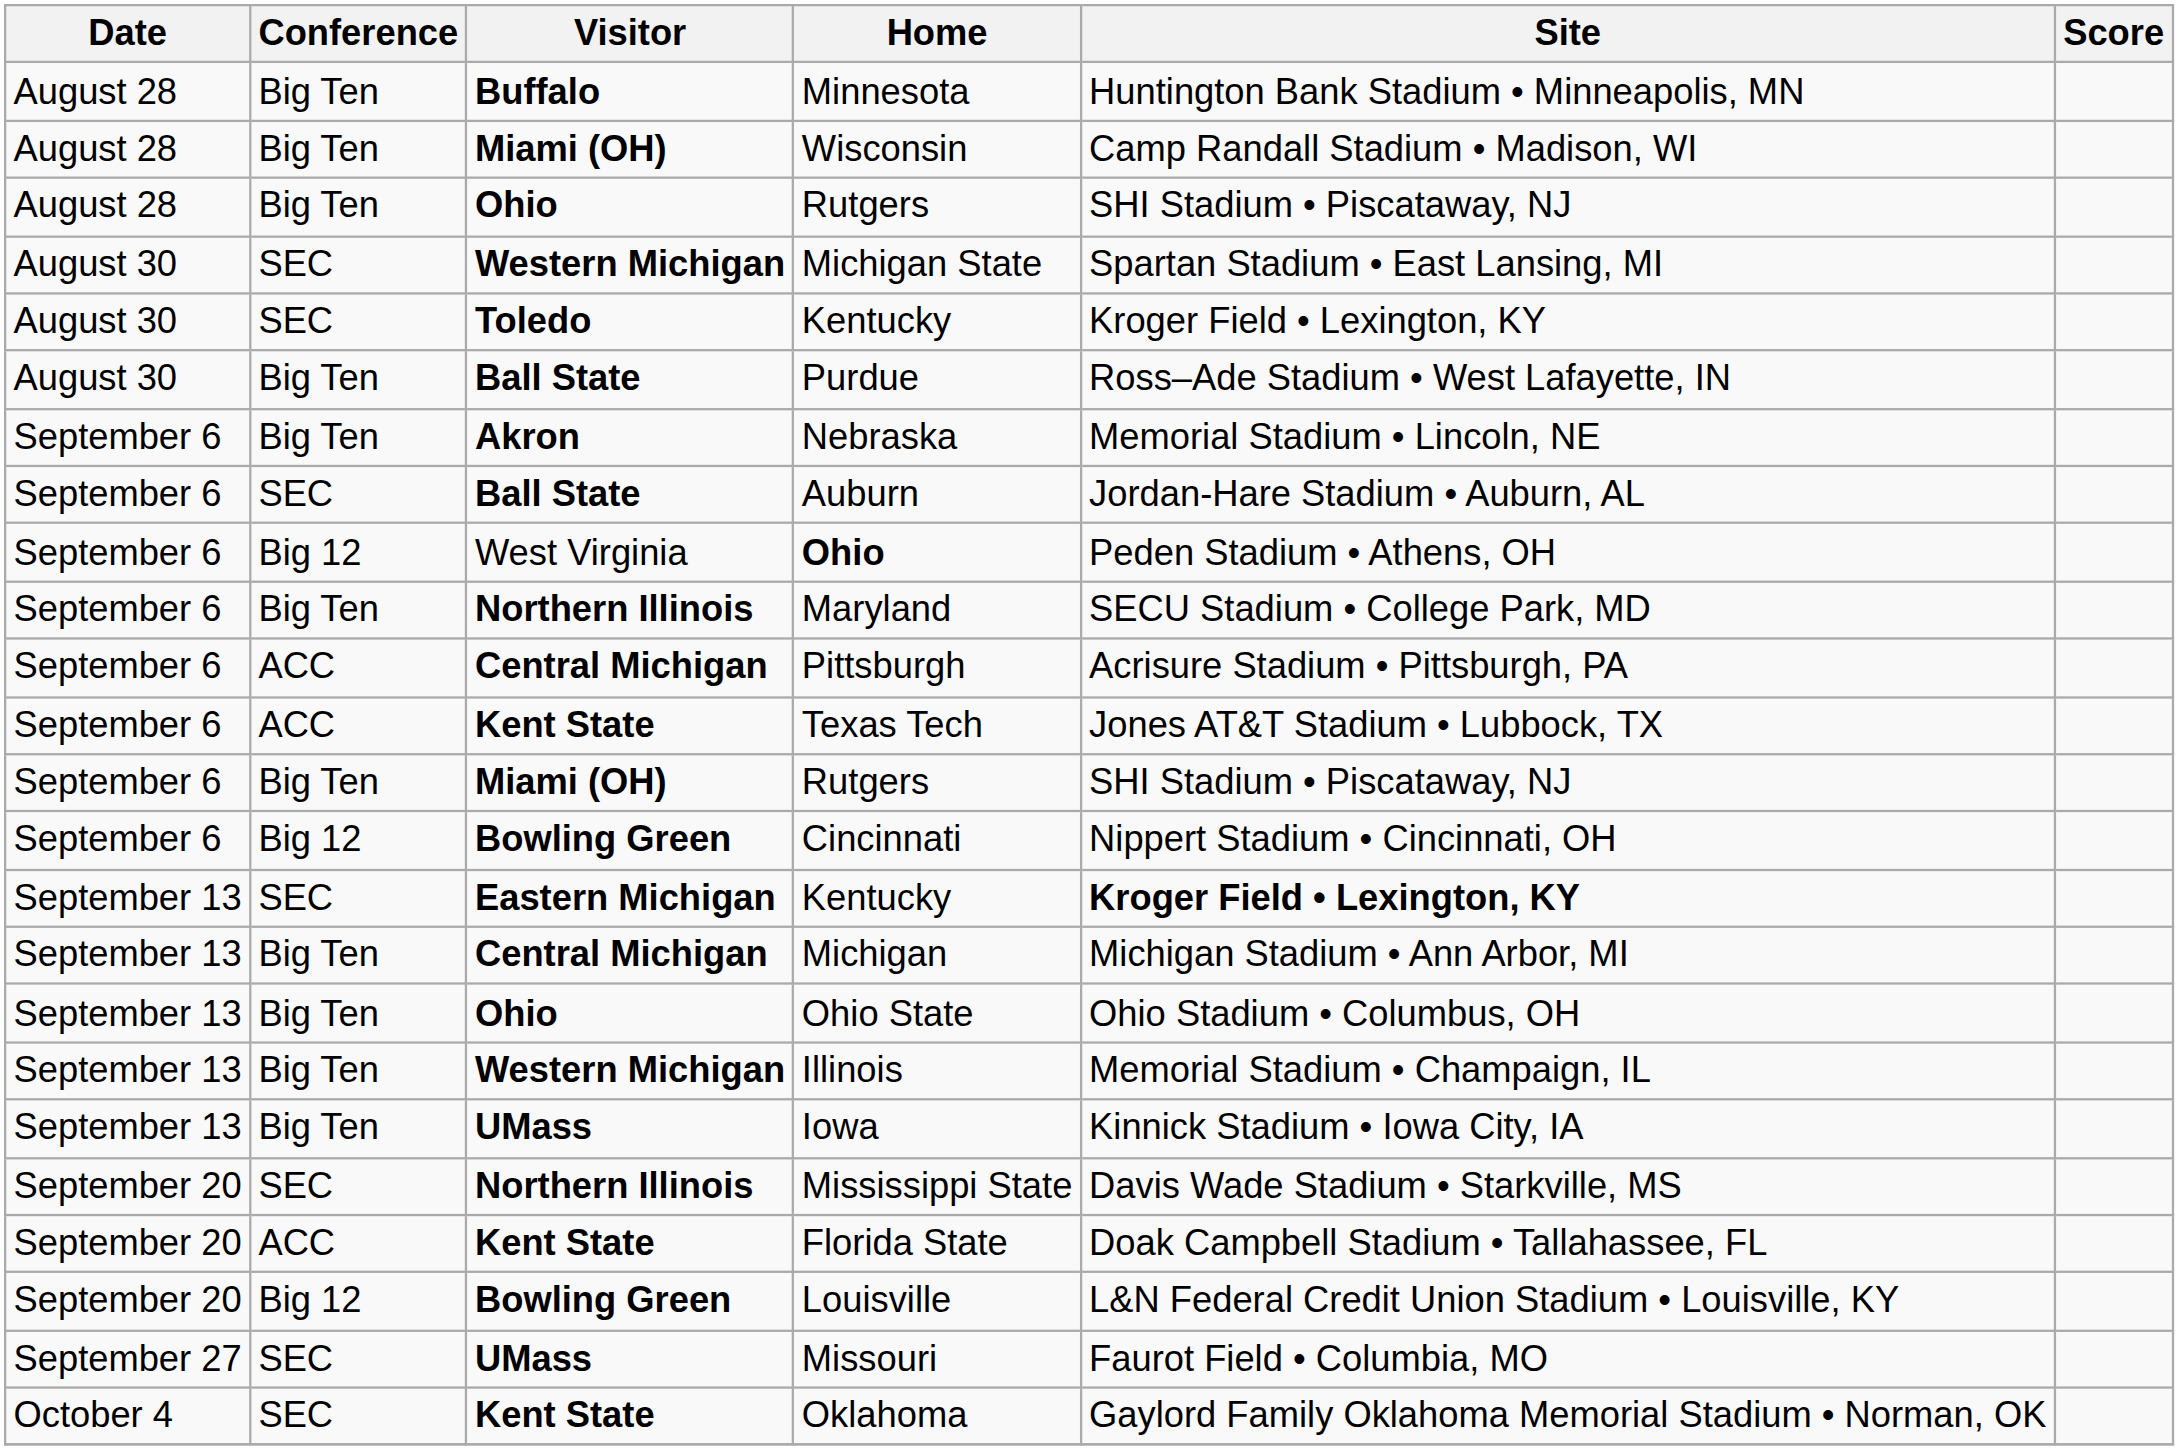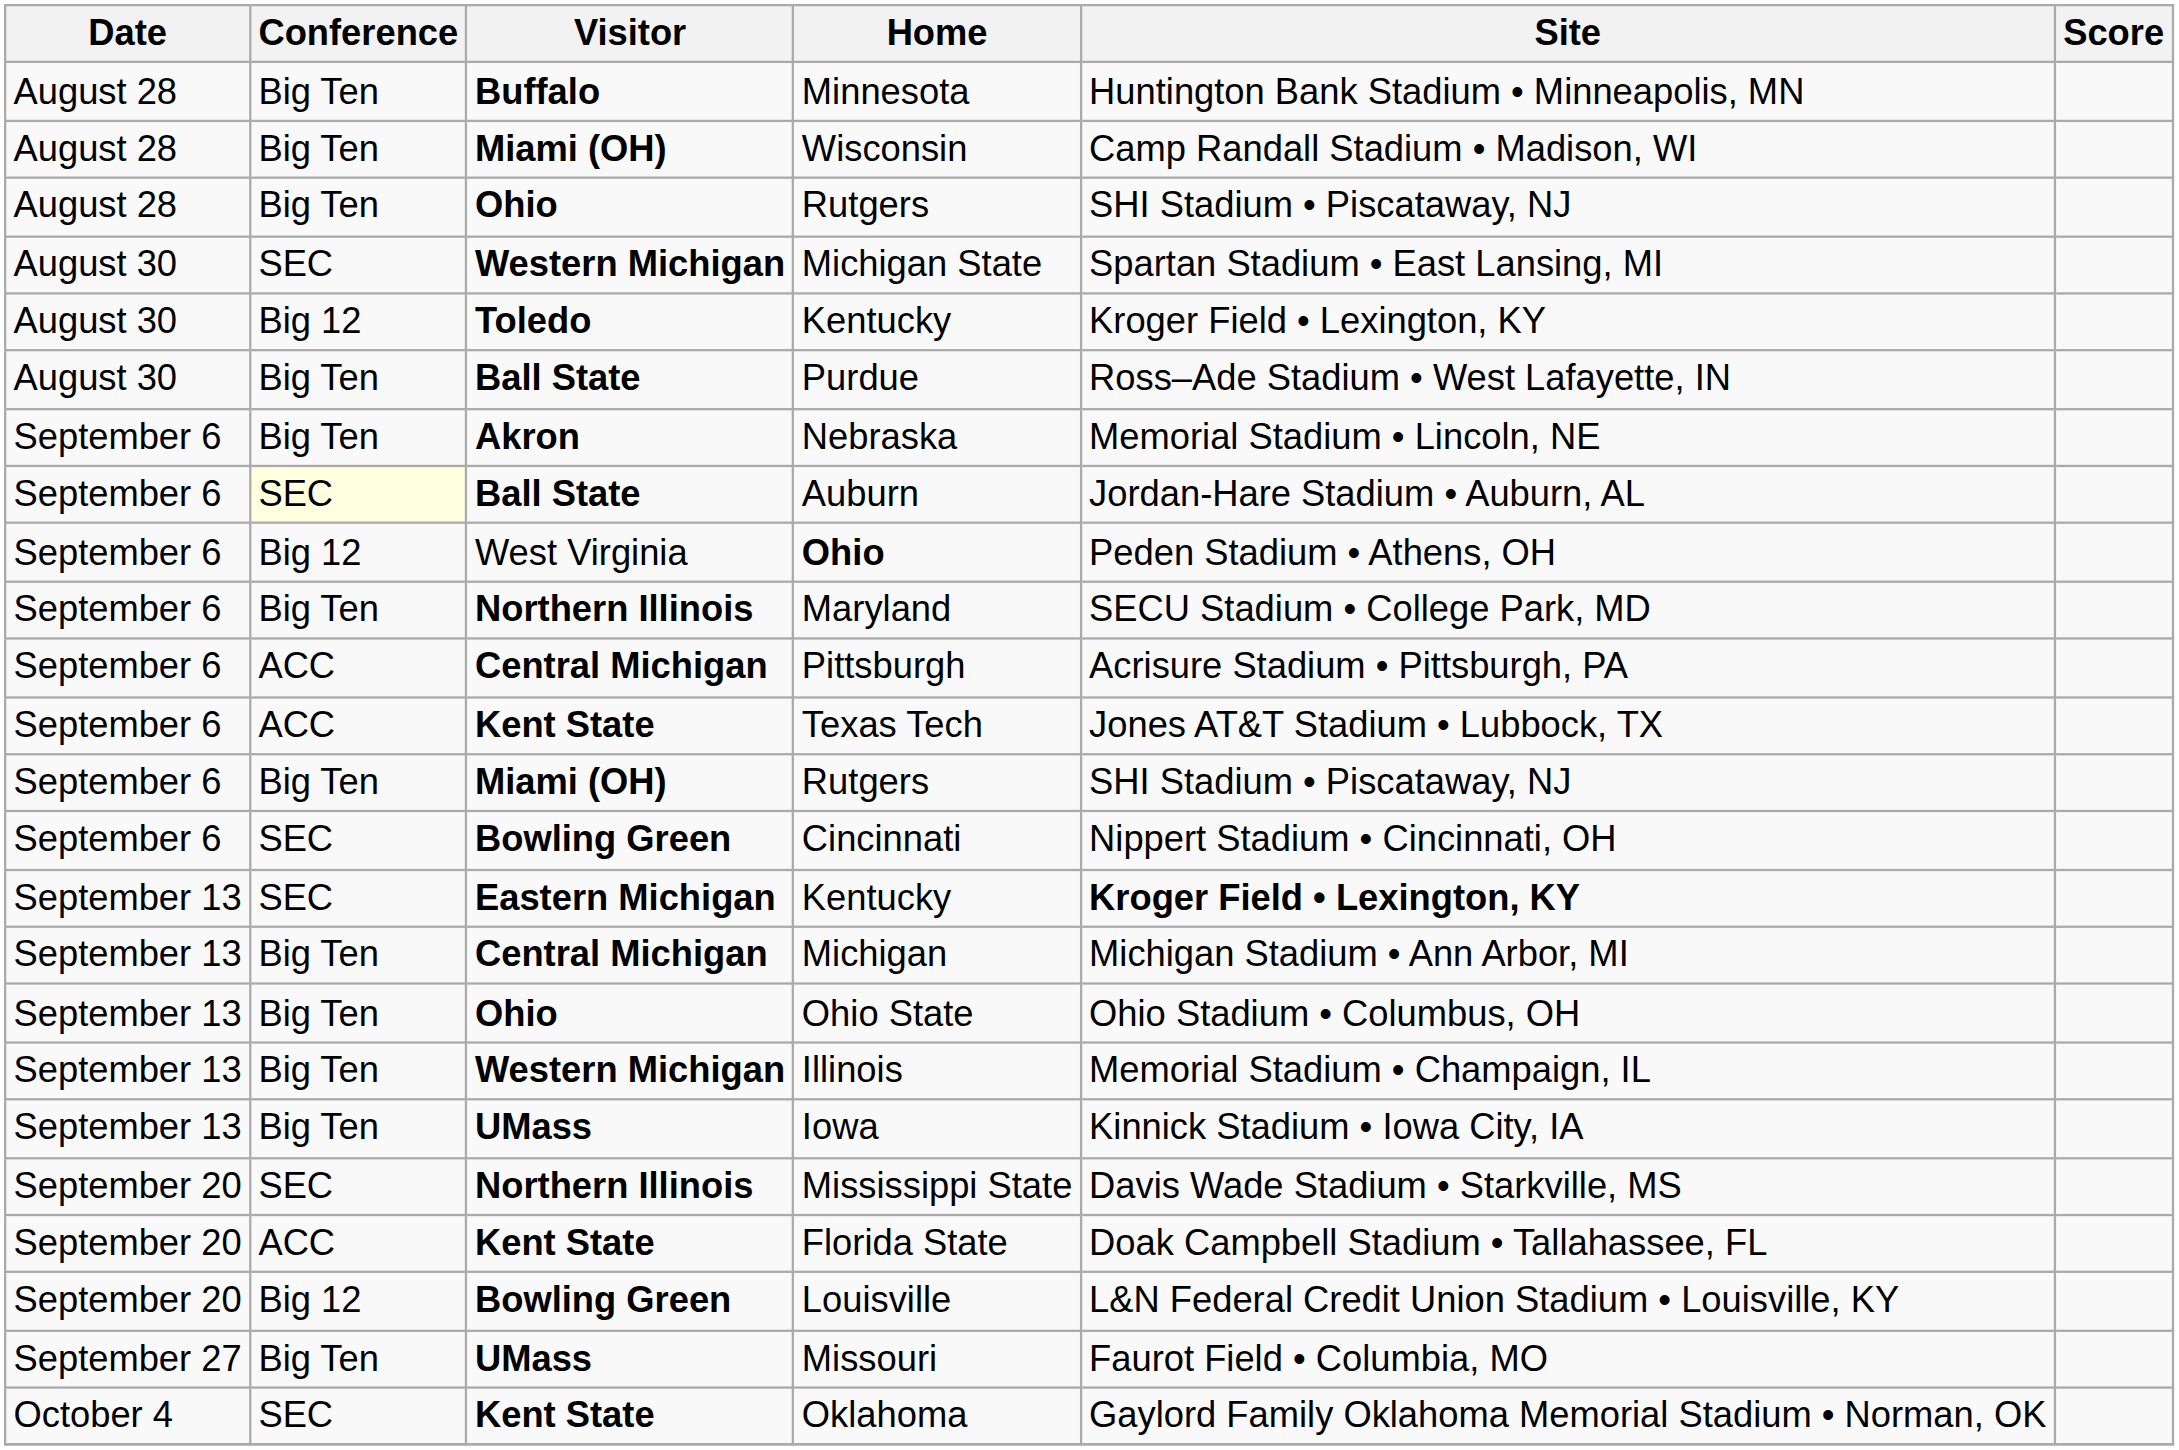(296, 321) SEC -> (310, 321) Big 12
(296, 494) no background -> (296, 494) lightyellow background
(310, 839) Big 12 -> (296, 839) SEC
(296, 1358) SEC -> (319, 1358) Big Ten
